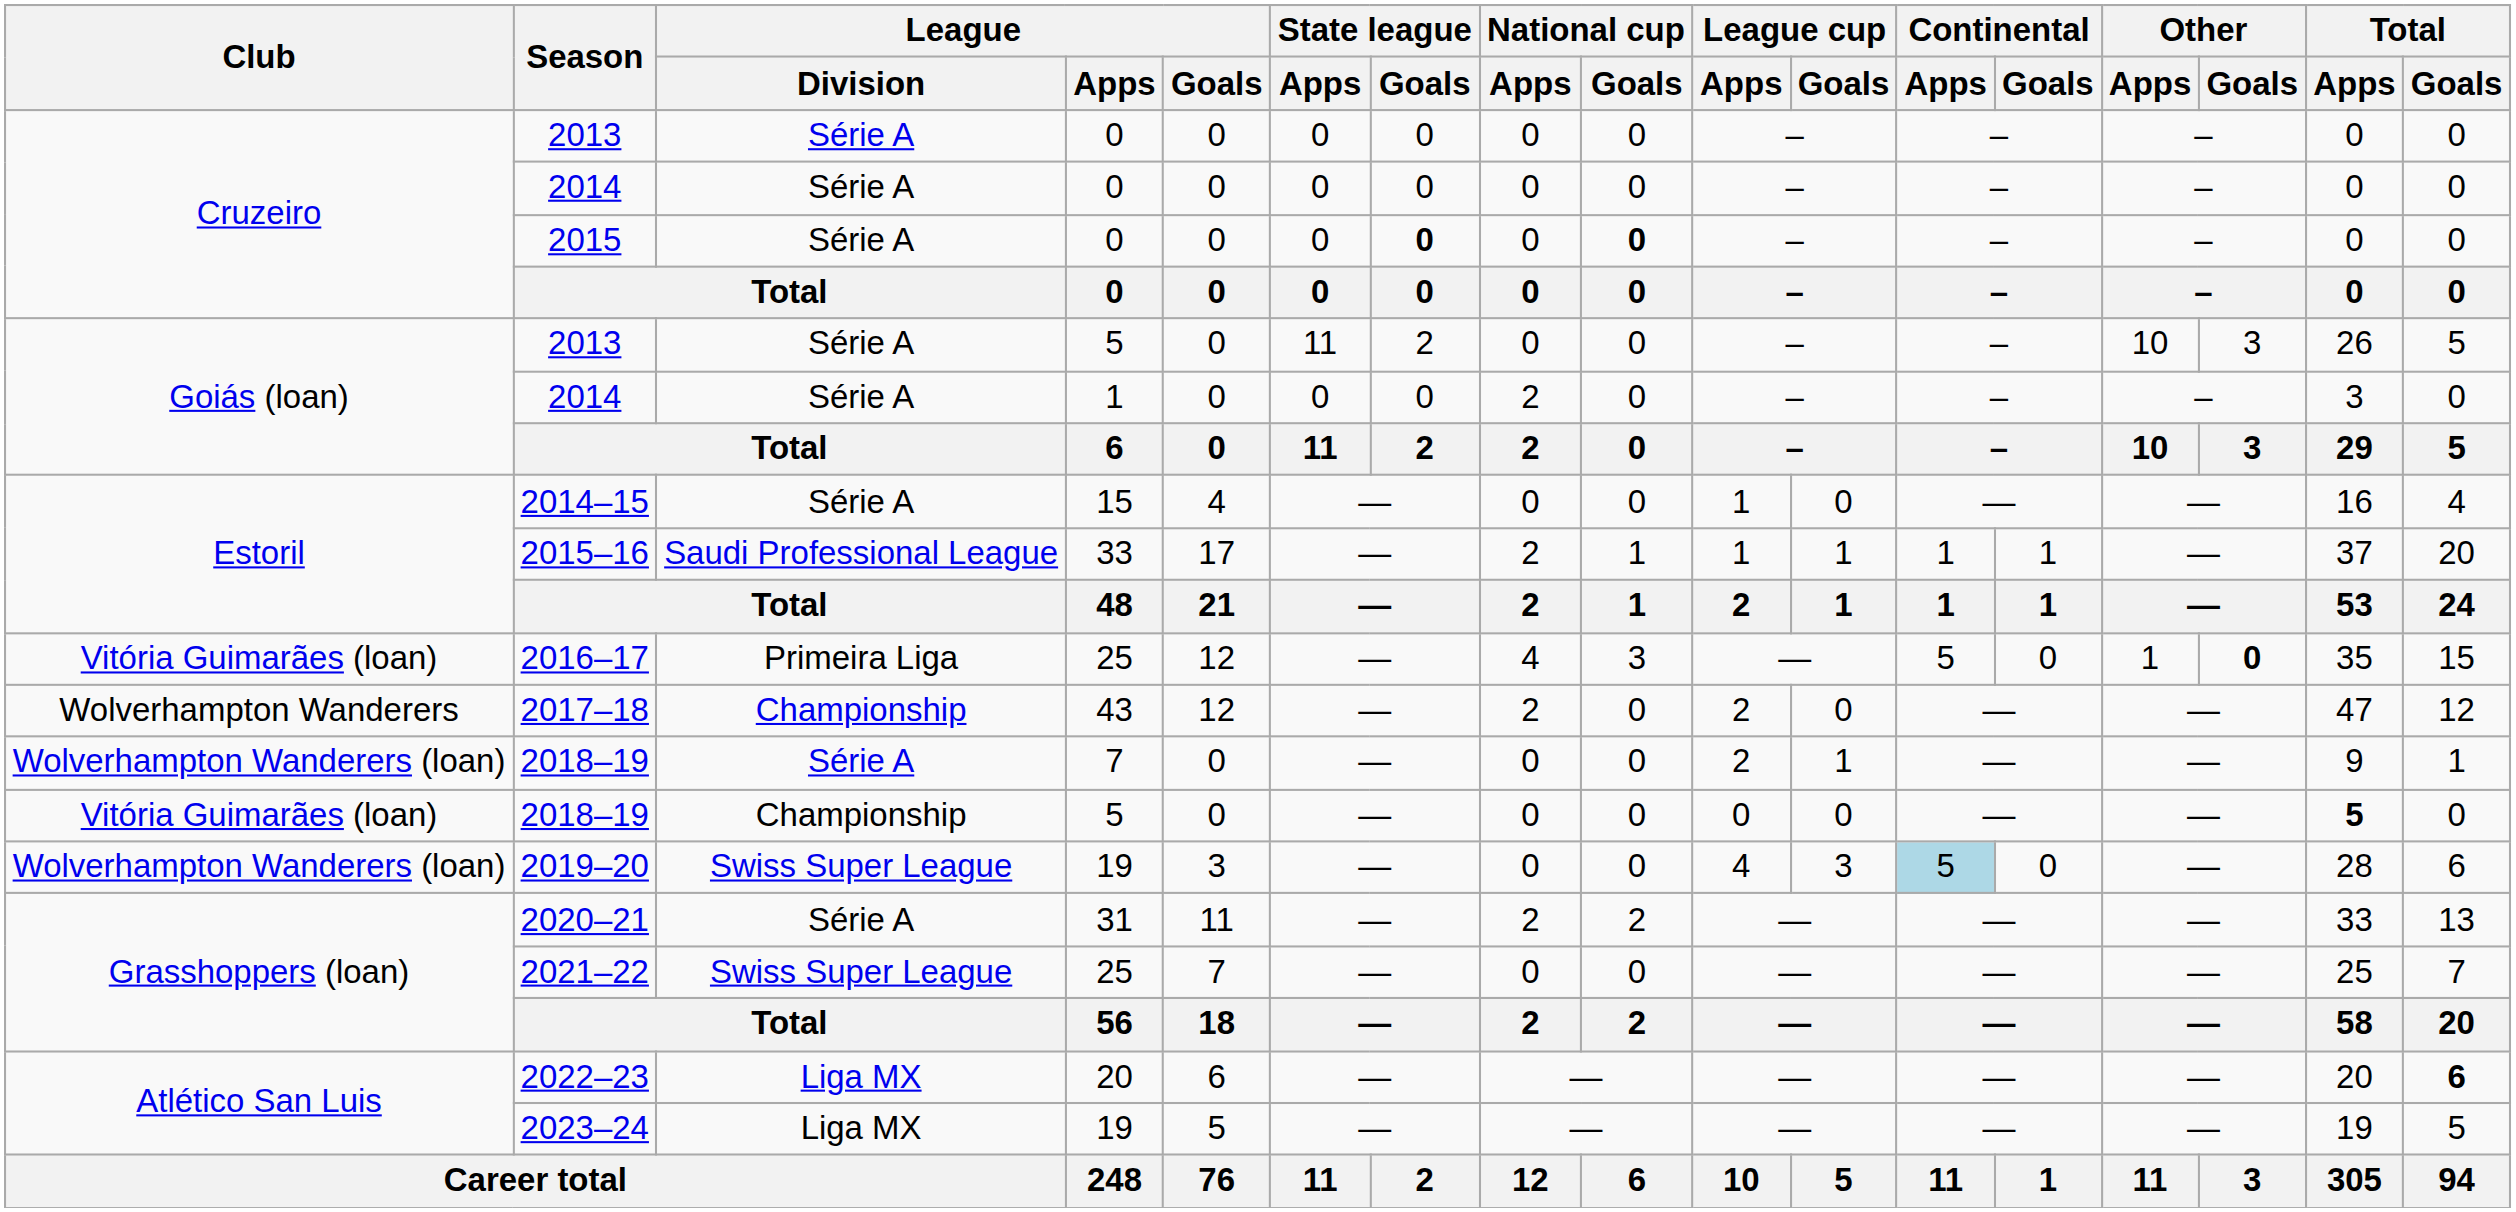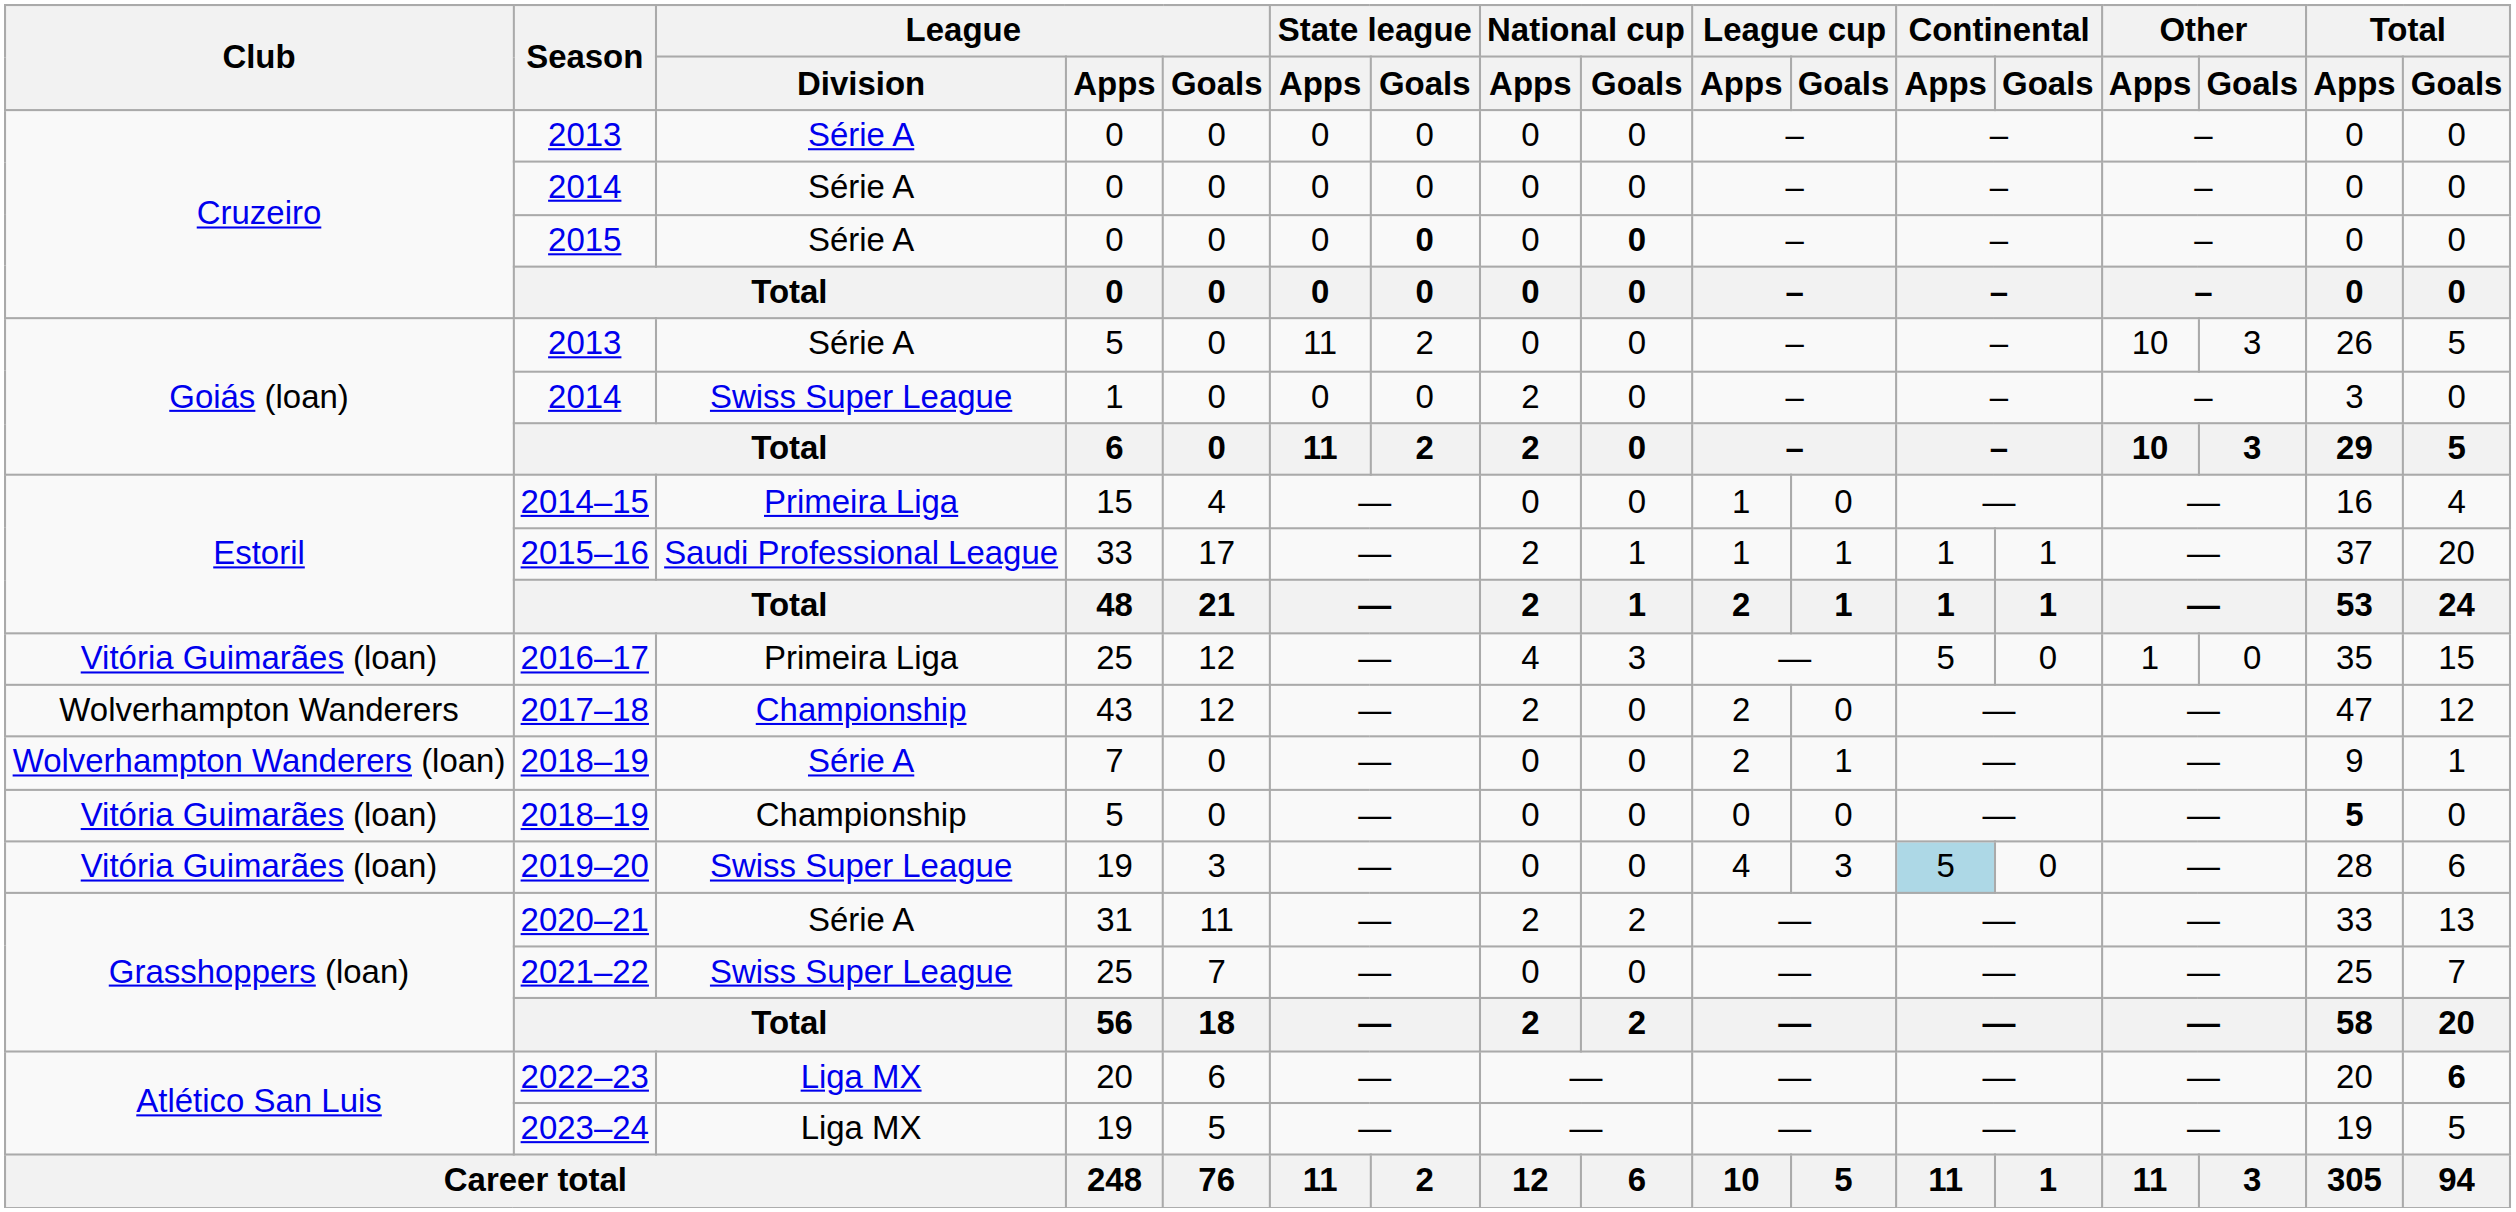(861, 396) Série A -> (861, 396) Swiss Super League
(861, 501) Série A -> (861, 501) Primeira Liga
(2252, 657) bold -> (2252, 657) normal
(259, 866) Wolverhampton Wanderers (loan) -> (259, 866) Vitória Guimarães (loan)
